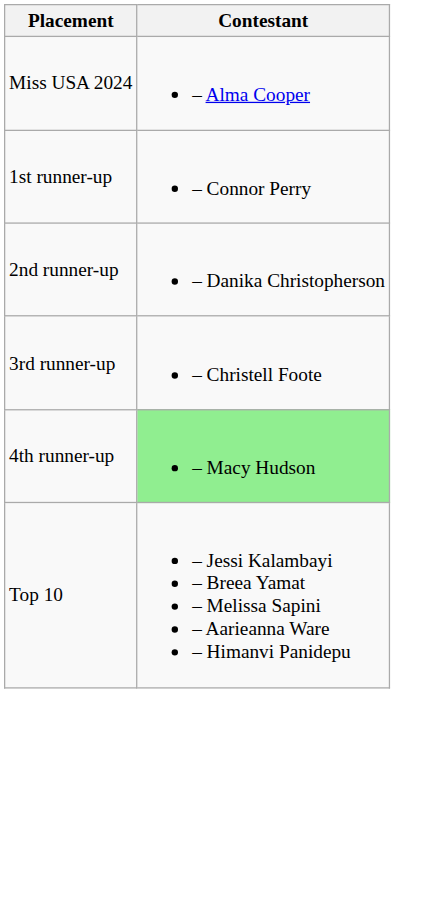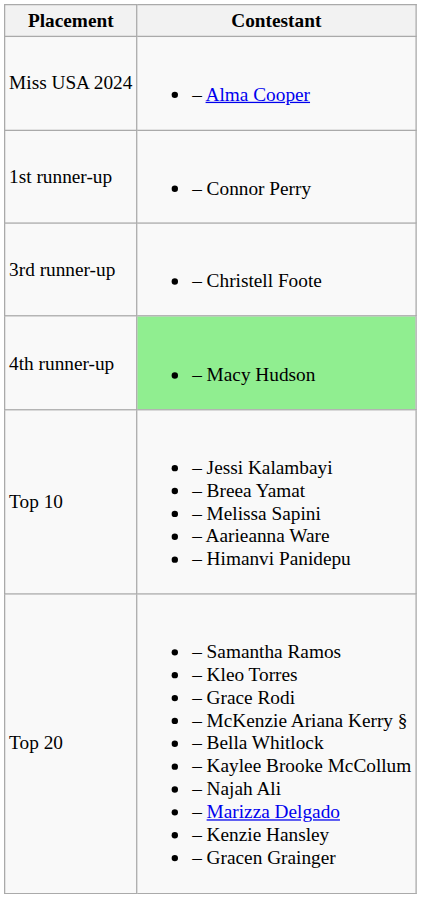- row: (64, 269)
+ row: (36, 743)
